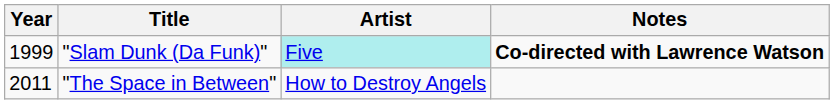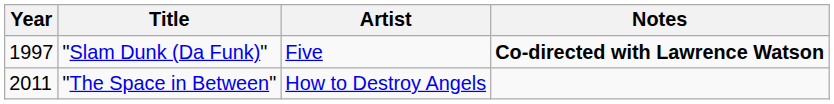(31, 51) 1999 -> (31, 51) 1997
(304, 51) paleturquoise background -> (304, 51) no background
